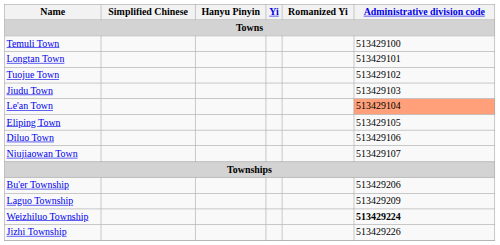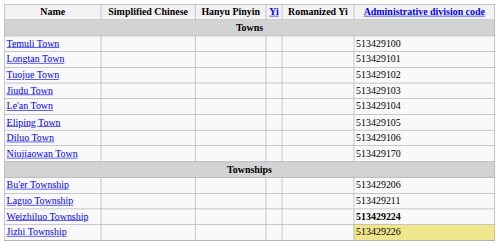(378, 106) lightsalmon background -> (378, 106) no background
(378, 153) 513429107 -> (378, 153) 513429170
(378, 201) 513429209 -> (378, 201) 513429211
(378, 232) no background -> (378, 232) khaki background
